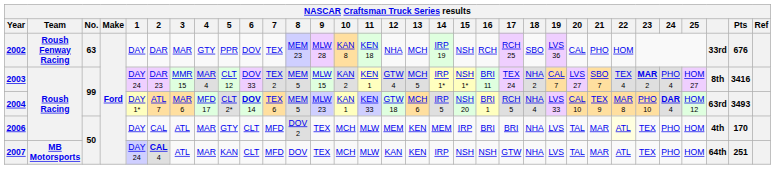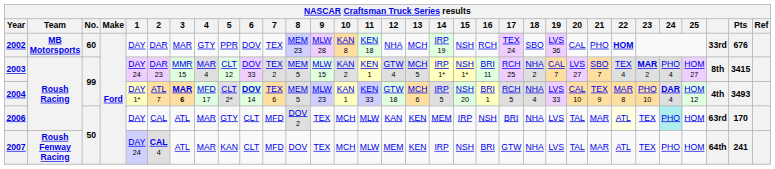(55, 50) Roush Fenway Racing -> (55, 45) MB Motorsports
(91, 50) 63 -> (91, 45) 60
(511, 50) RCH 25 -> (511, 45) TEX 24
(623, 50) normal -> (623, 45) bold
(511, 79) TEX 24 -> (511, 69) RCH 25
(741, 79) 3416 -> (741, 69) 3415
(182, 103) normal -> (182, 94) bold
(718, 104) 63rd -> (718, 94) 4th
(393, 128) MEM -> (393, 118) KAN
(488, 128) BRI -> (488, 118) NSH
(671, 128) no background -> (671, 118) paleturquoise background
(718, 128) 4th -> (718, 118) 63rd
(55, 152) MB Motorsports -> (55, 147) Roush Fenway Racing
(393, 152) KAN -> (393, 147) MEM
(488, 152) NSH -> (488, 147) BRI
(741, 152) 251 -> (741, 147) 241
